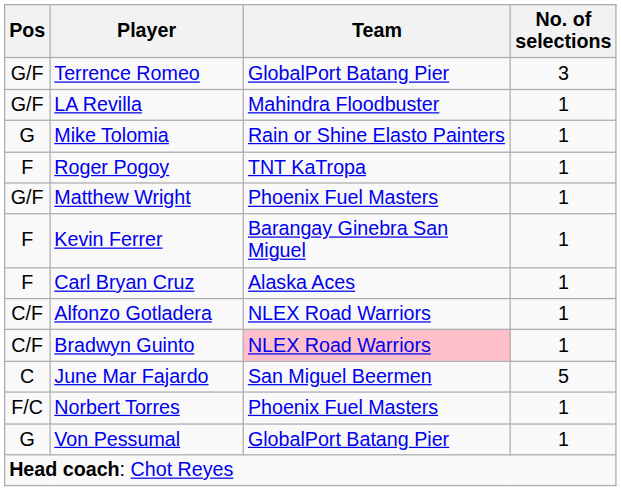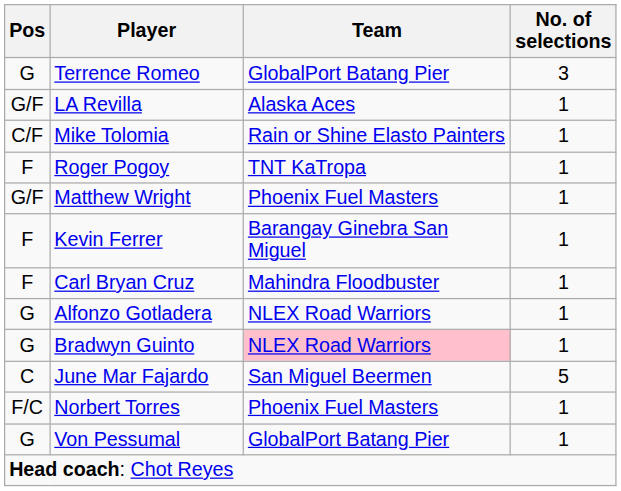(27, 73) G/F -> (27, 73) G
(344, 104) Mahindra Floodbuster -> (301, 104) Alaska Aces
(27, 135) G -> (27, 135) C/F
(301, 282) Alaska Aces -> (344, 282) Mahindra Floodbuster
(27, 314) C/F -> (27, 314) G
(27, 345) C/F -> (27, 345) G
